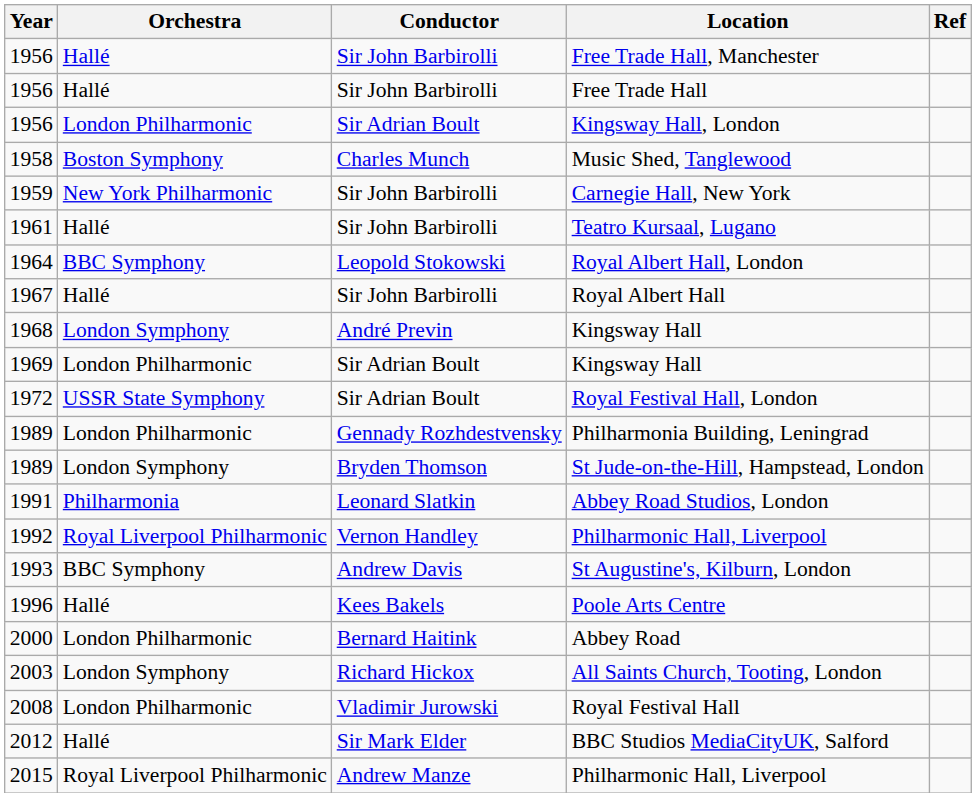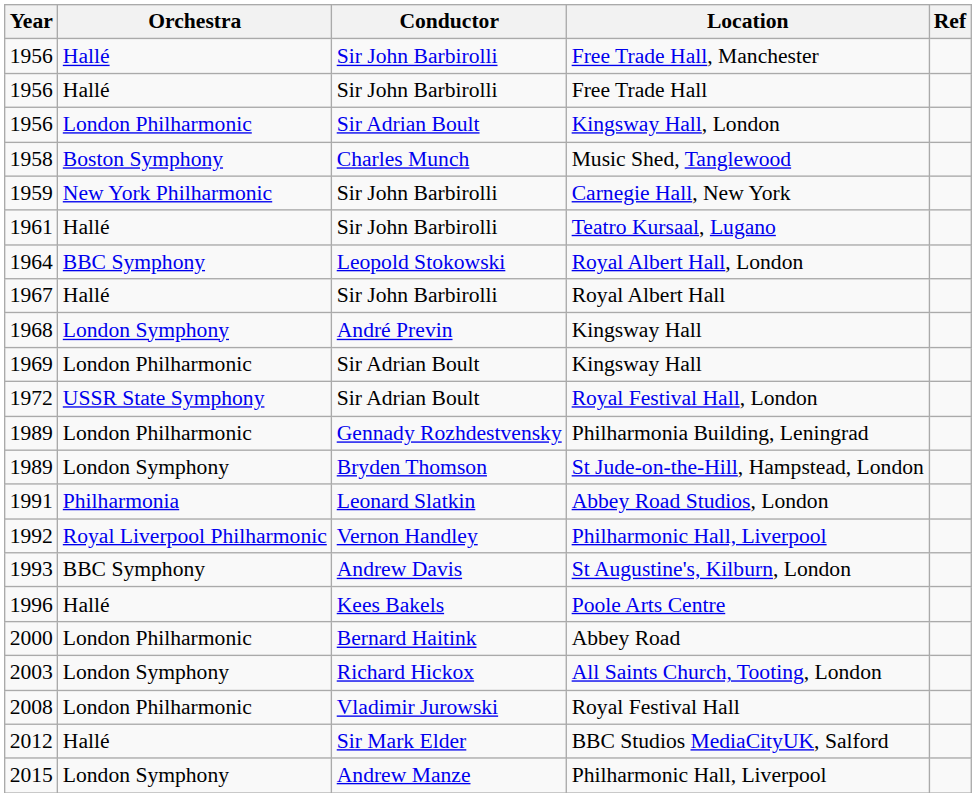(195, 775) Royal Liverpool Philharmonic -> (146, 775) London Symphony
